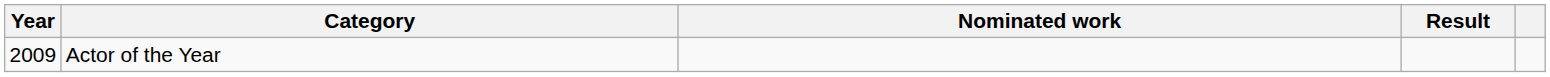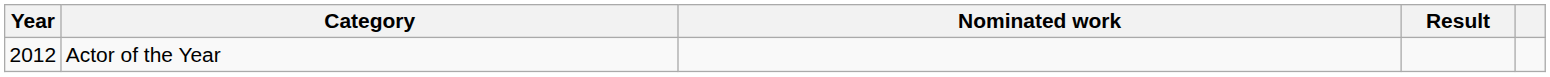(33, 54) 2009 -> (33, 54) 2012
